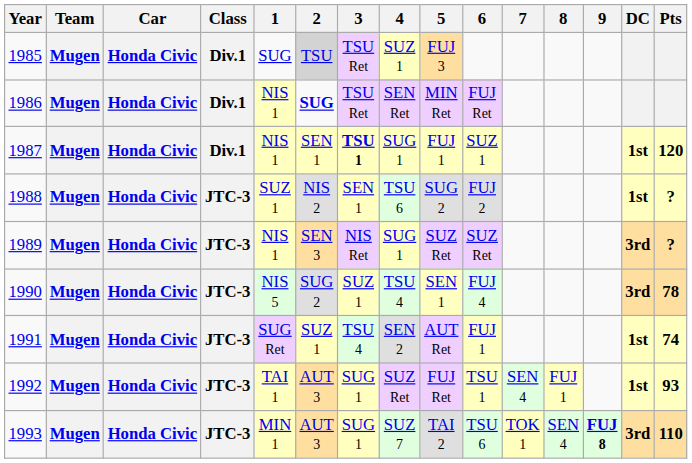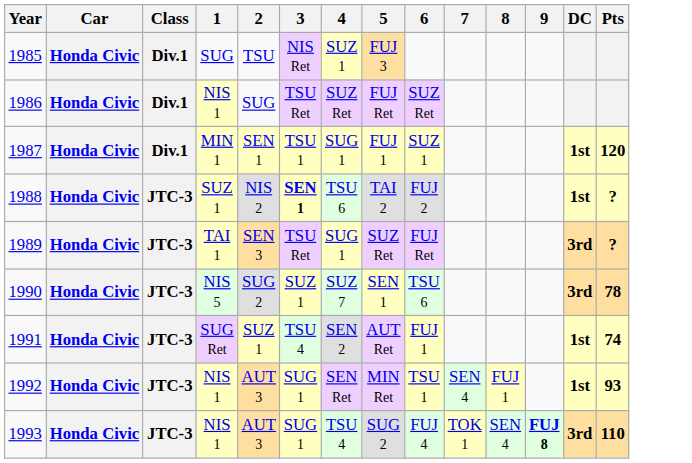- column: (75, 18)
(317, 56) lightgrey background -> (259, 56) no background
(358, 56) TSU Ret -> (300, 56) NIS Ret
(317, 103) bold -> (259, 103) normal
(400, 103) SEN Ret -> (342, 103) SUZ Ret
(441, 103) MIN Ret -> (383, 103) FUJ Ret
(482, 103) FUJ Ret -> (424, 103) SUZ Ret
(275, 150) NIS 1 -> (217, 150) MIN 1
(358, 150) bold -> (300, 150) normal
(358, 197) normal -> (300, 197) bold
(441, 197) SUG 2 -> (383, 197) TAI 2
(275, 245) NIS 1 -> (217, 245) TAI 1
(358, 245) NIS Ret -> (300, 245) TSU Ret
(482, 245) SUZ Ret -> (424, 245) FUJ Ret
(400, 292) TSU 4 -> (342, 292) SUZ 7
(482, 292) FUJ 4 -> (424, 292) TSU 6
(275, 386) TAI 1 -> (217, 386) NIS 1
(400, 386) SUZ Ret -> (342, 386) SEN Ret
(441, 386) FUJ Ret -> (383, 386) MIN Ret
(275, 434) MIN 1 -> (217, 434) NIS 1
(400, 434) SUZ 7 -> (342, 434) TSU 4
(441, 434) TAI 2 -> (383, 434) SUG 2
(482, 434) TSU 6 -> (424, 434) FUJ 4
